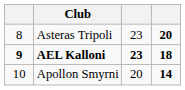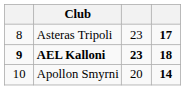(166, 34) 20 -> (166, 34) 17
